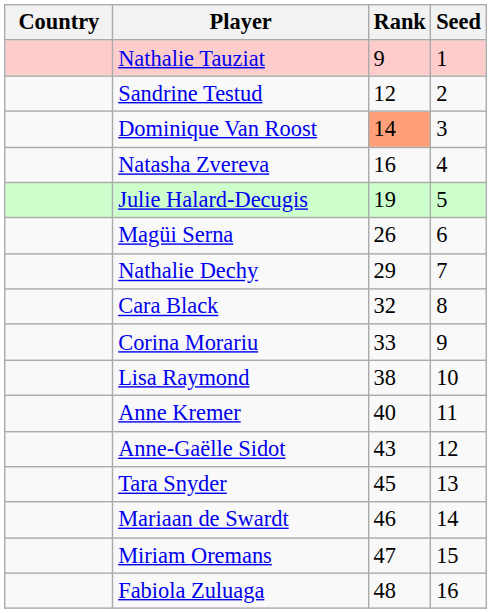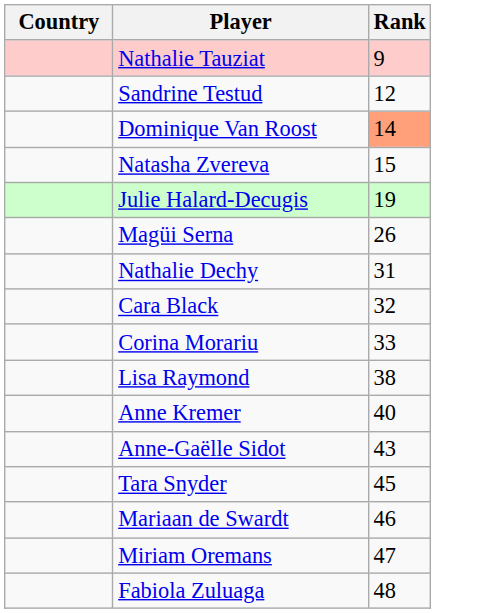- column: (459, 22)
(385, 164) 16 -> (385, 164) 15
(385, 270) 29 -> (385, 270) 31
